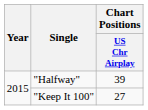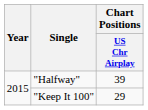(120, 96) 27 -> (120, 96) 29
